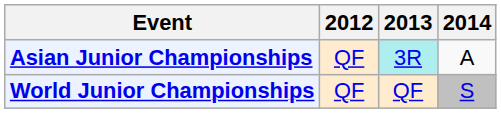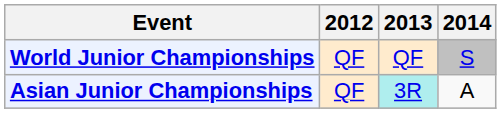rows swapped: (161, 57) <-> (162, 92)
